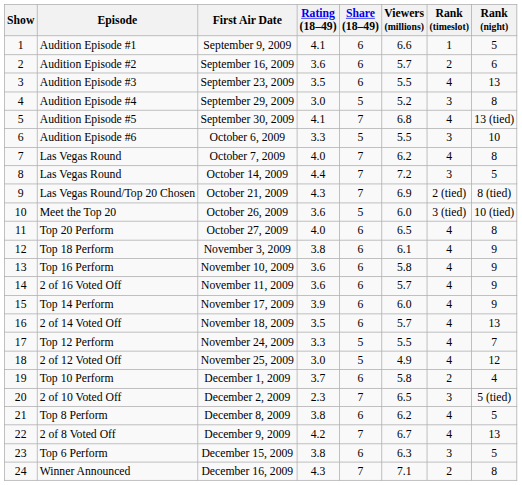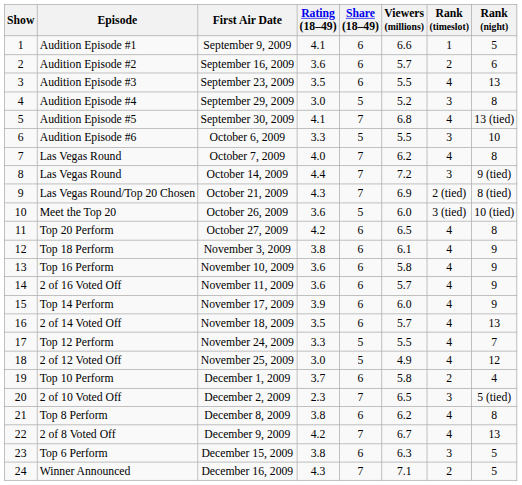(494, 175) 5 -> (494, 175) 9 (tied)
(318, 230) 4.0 -> (318, 230) 4.2
(494, 415) 5 -> (494, 415) 8
(494, 471) 8 -> (494, 471) 5
